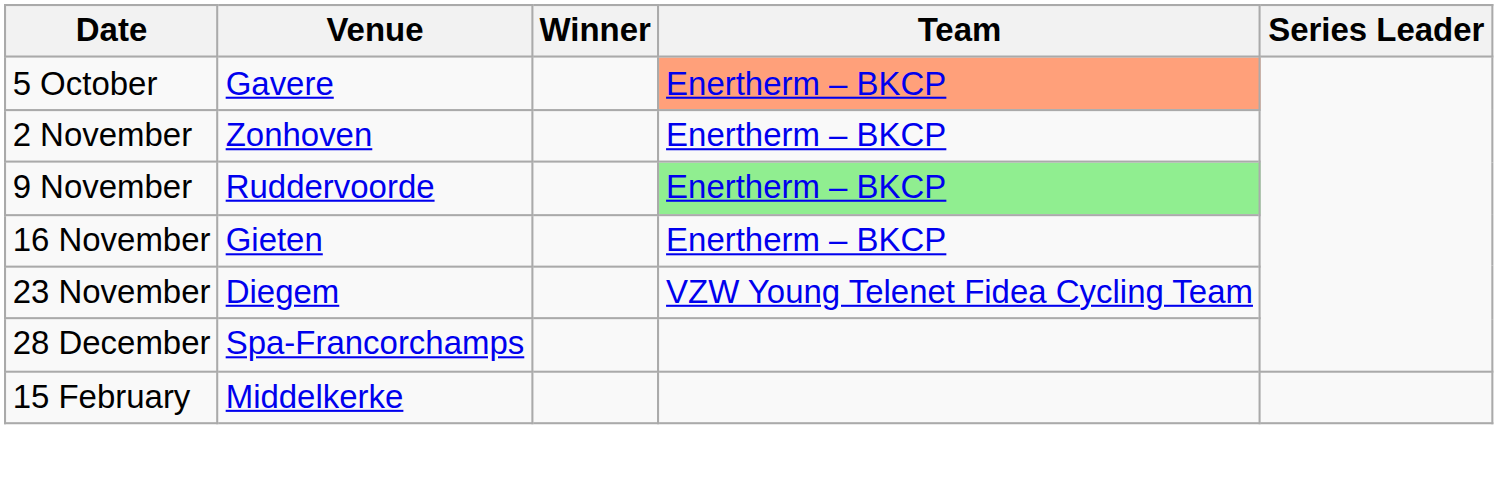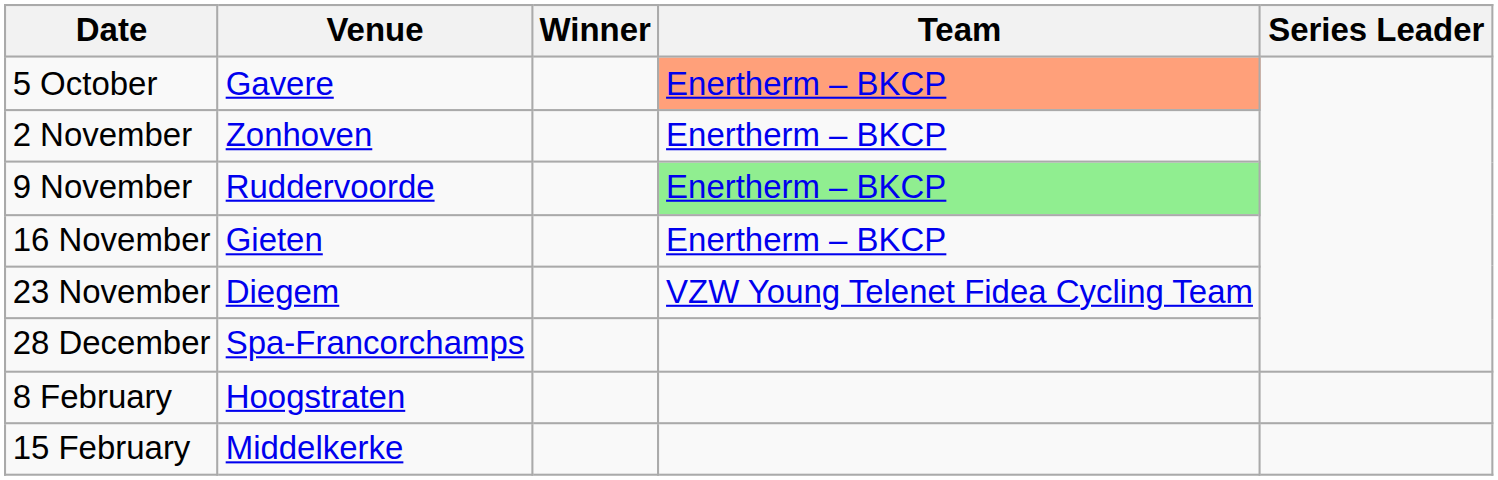+ row: (92, 396)
